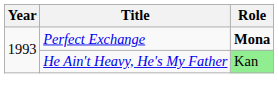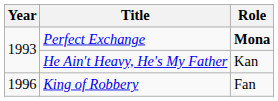(246, 61) lightgreen background -> (246, 61) no background
+ row: (91, 84)
